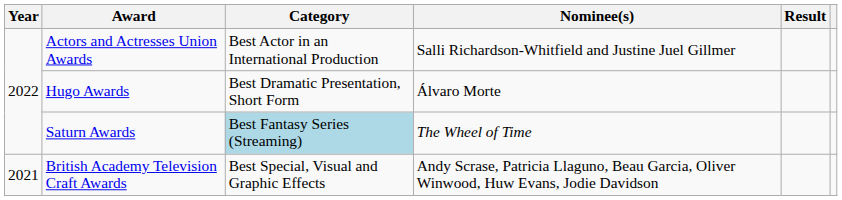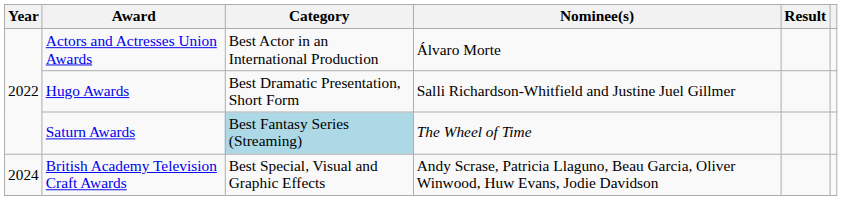(576, 49) Salli Richardson-Whitfield and Justine Juel Gillmer -> (459, 49) Álvaro Morte
(459, 91) Álvaro Morte -> (576, 91) Salli Richardson-Whitfield and Justine Juel Gillmer
(23, 174) 2021 -> (23, 174) 2024
